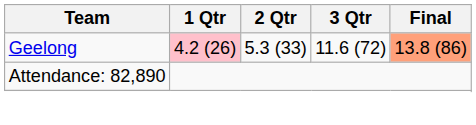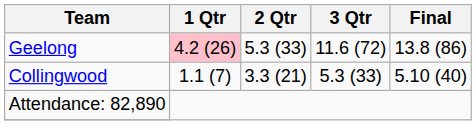(431, 47) lightsalmon background -> (431, 47) no background
+ row: (58, 76)
